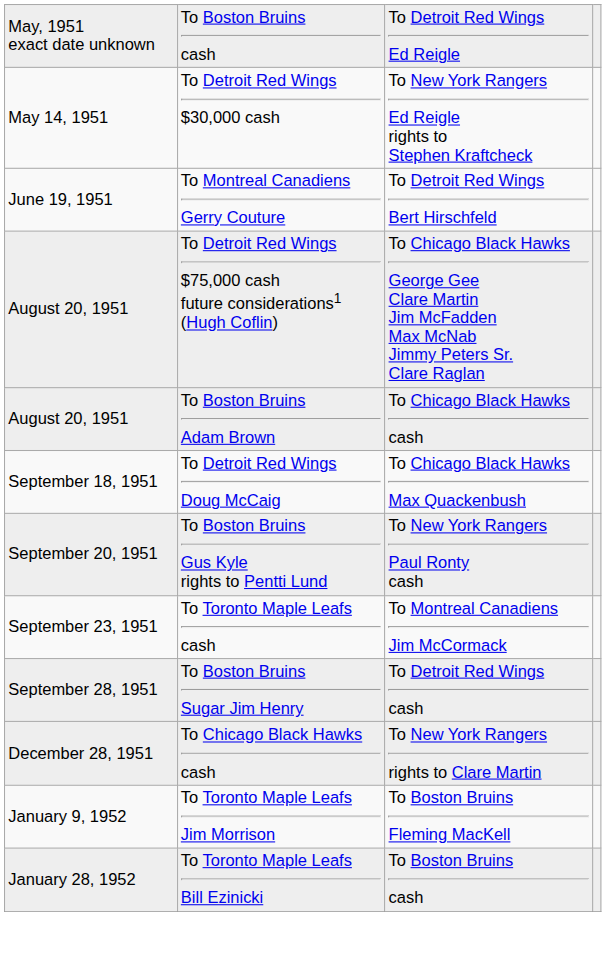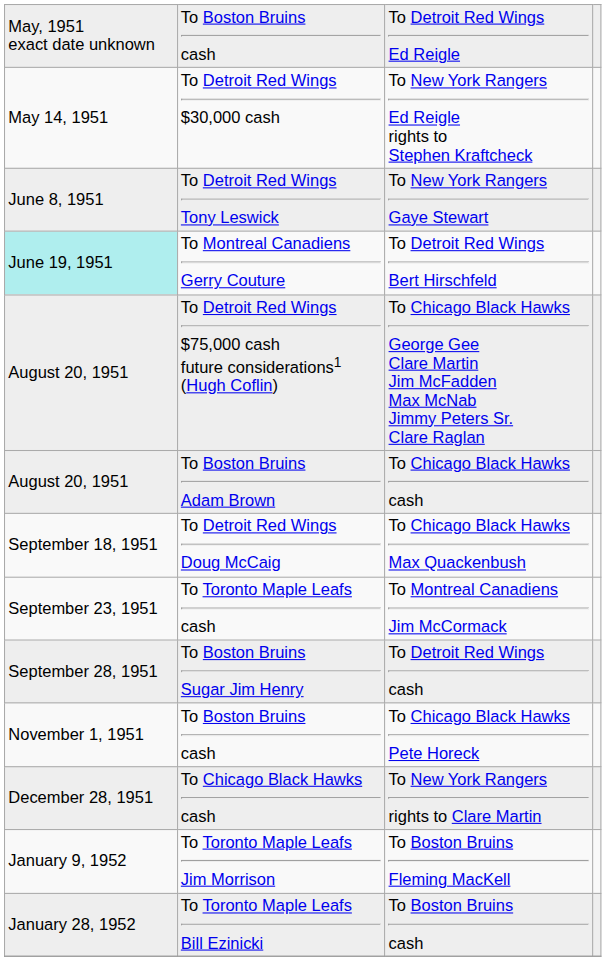+ row: (281, 199)
(61, 199) no background -> (61, 262) paleturquoise background
- row: (281, 554)
+ row: (281, 734)
